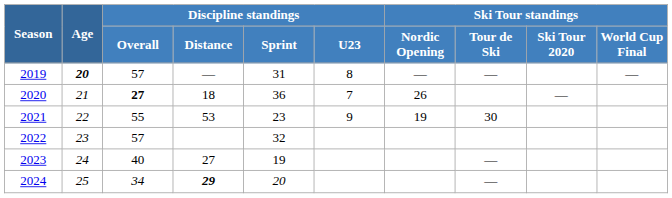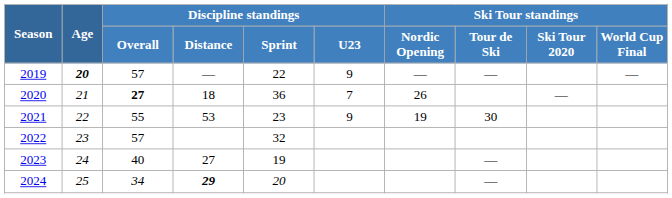(279, 74) 31 -> (279, 74) 22
(350, 74) 8 -> (350, 74) 9
